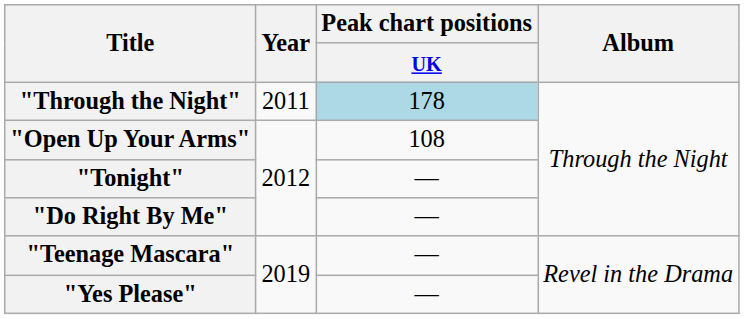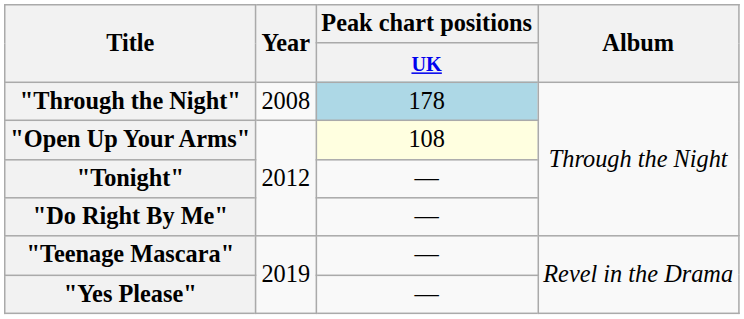(286, 100) 2011 -> (286, 100) 2008
(427, 139) no background -> (427, 139) lightyellow background
